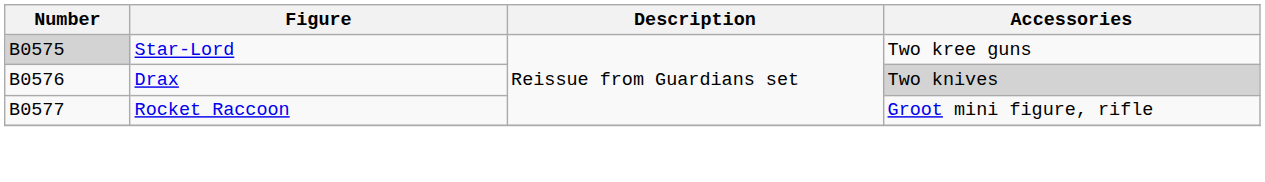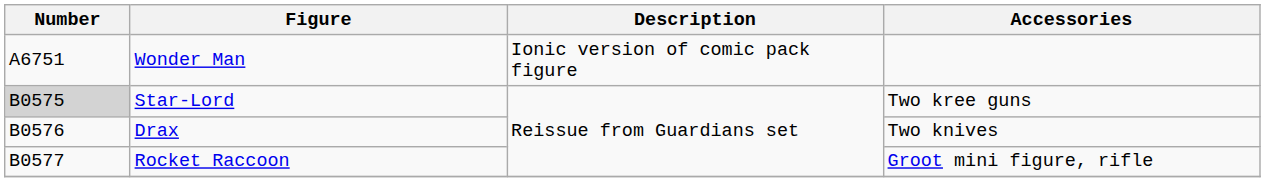+ row: (190, 60)
(943, 80) lightgrey background -> (943, 131) no background
